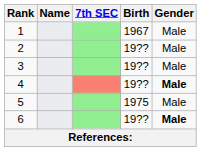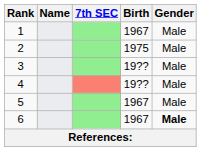(136, 48) 19?? -> (136, 48) 1975
(174, 84) bold -> (174, 84) normal
(136, 102) 1975 -> (136, 102) 1967
(136, 119) 19?? -> (136, 119) 1967
